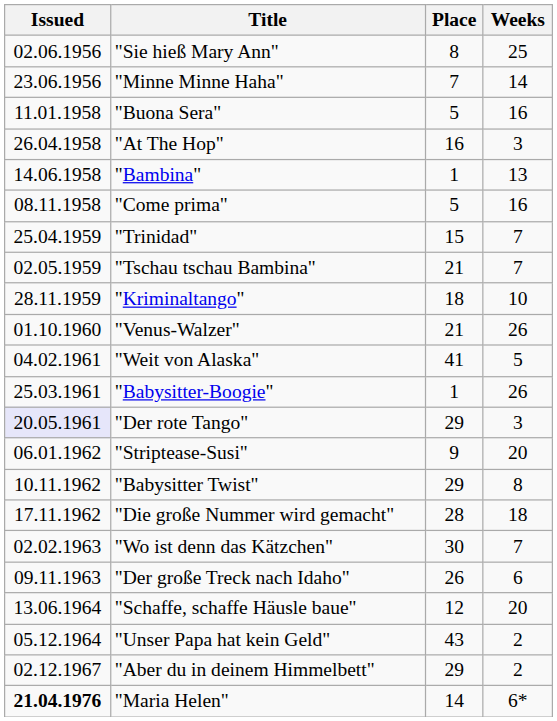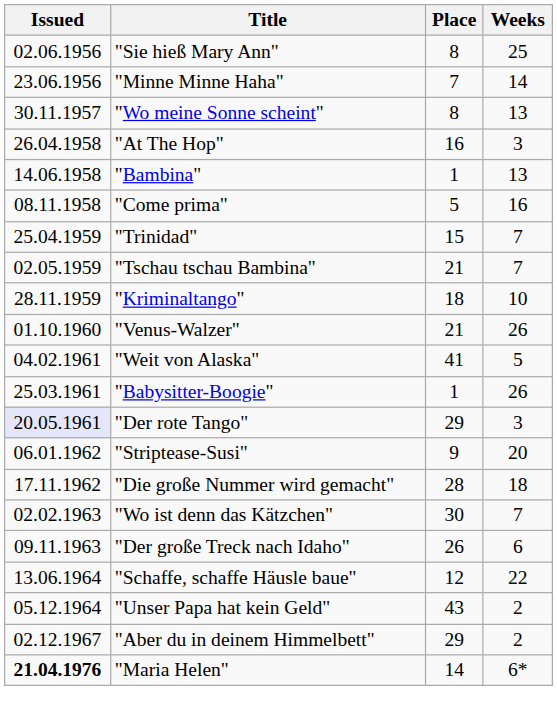+ row: (219, 112)
- row: (168, 112)
- row: (187, 484)
(518, 608) 20 -> (518, 577) 22
